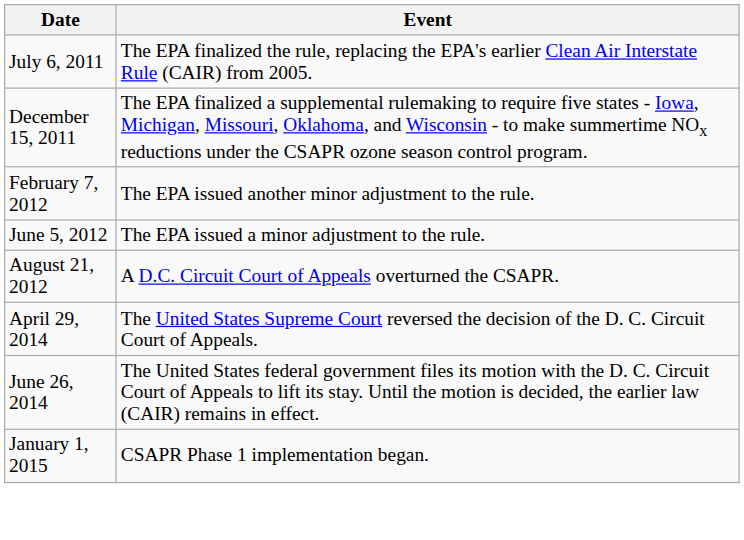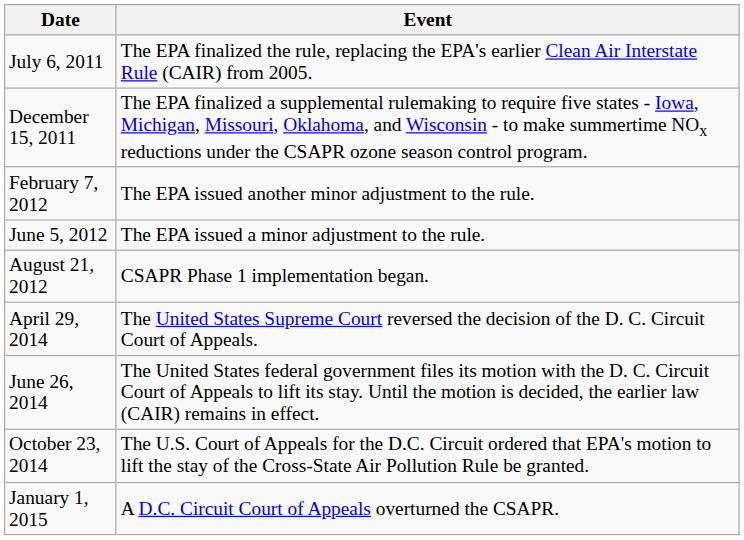(340, 276) A D.C. Circuit Court of Appeals overturned the CSAPR. -> (275, 276) CSAPR Phase 1 implementation began.
+ row: (55, 455)
(275, 455) CSAPR Phase 1 implementation began. -> (340, 508) A D.C. Circuit Court of Appeals overturned the CSAPR.
